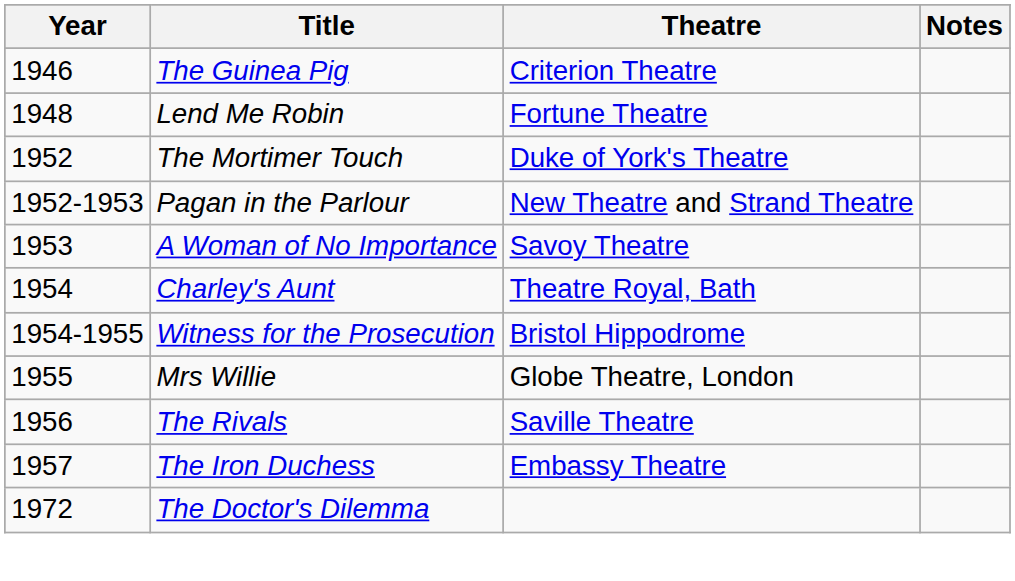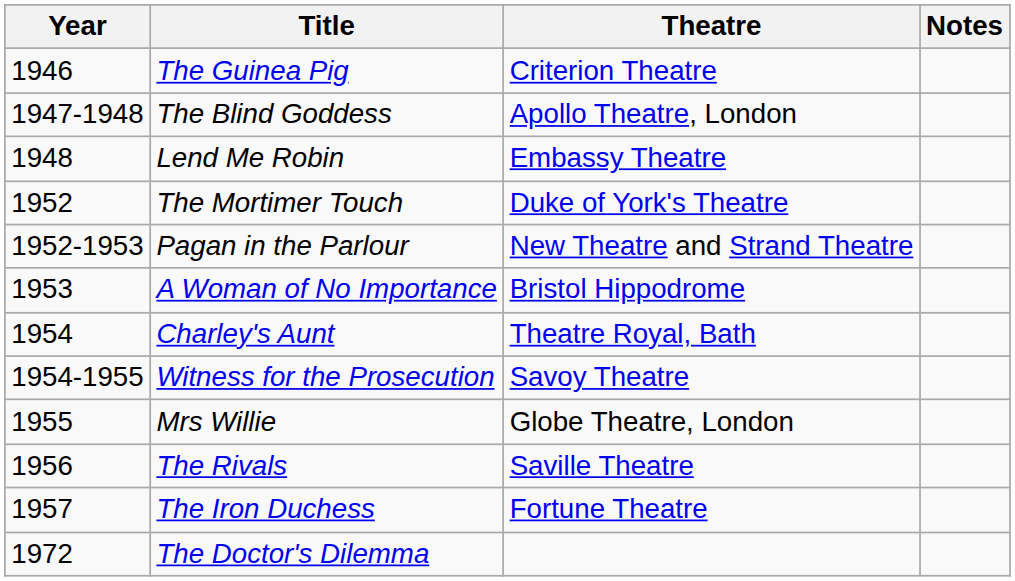+ row: (274, 114)
(609, 114) Fortune Theatre -> (618, 158) Embassy Theatre
(599, 245) Savoy Theatre -> (627, 289) Bristol Hippodrome
(627, 333) Bristol Hippodrome -> (599, 377) Savoy Theatre
(618, 465) Embassy Theatre -> (609, 509) Fortune Theatre
